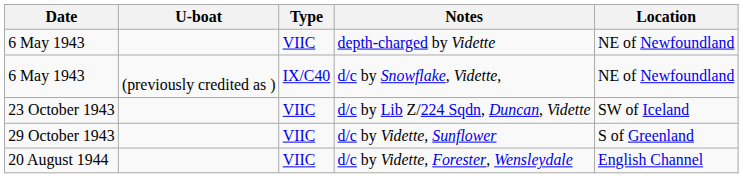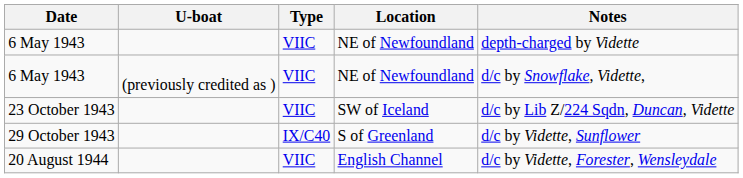columns swapped: (666, 17) <-> (464, 17)
(306, 76) IX/C40 -> (299, 76) VIIC
(299, 135) VIIC -> (306, 135) IX/C40
